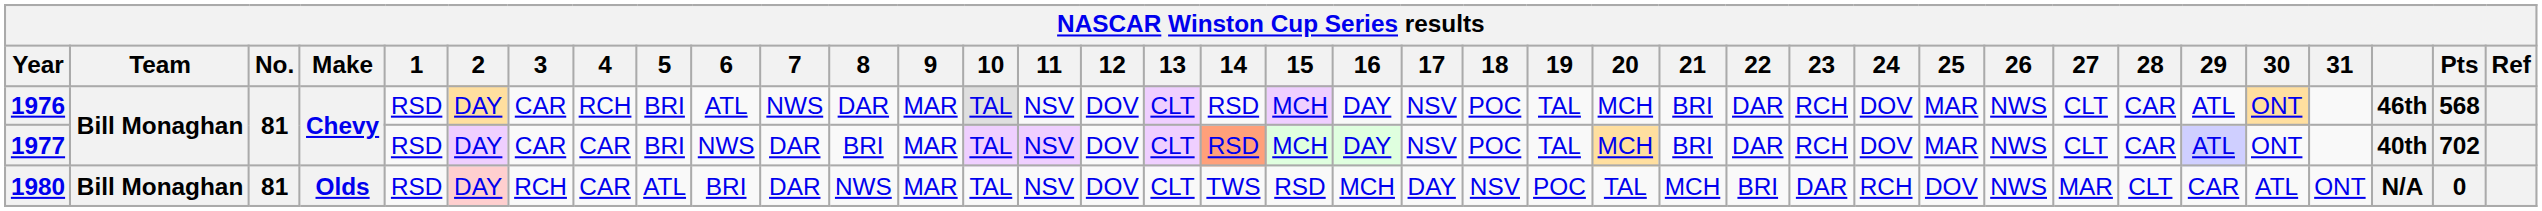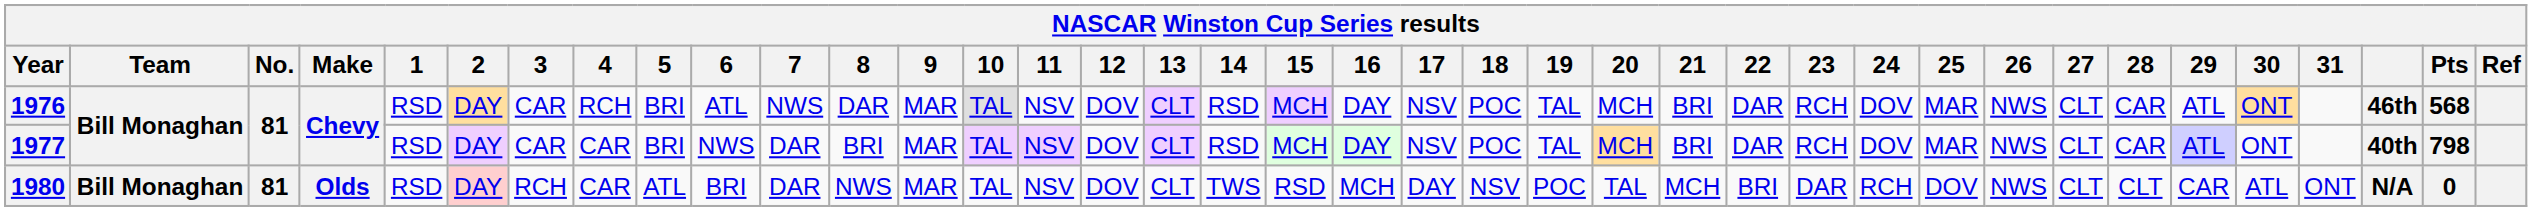(1233, 146) lightsalmon background -> (1233, 146) no background
(2460, 146) 702 -> (2450, 146) 798
(2086, 186) MAR -> (2081, 186) CLT
